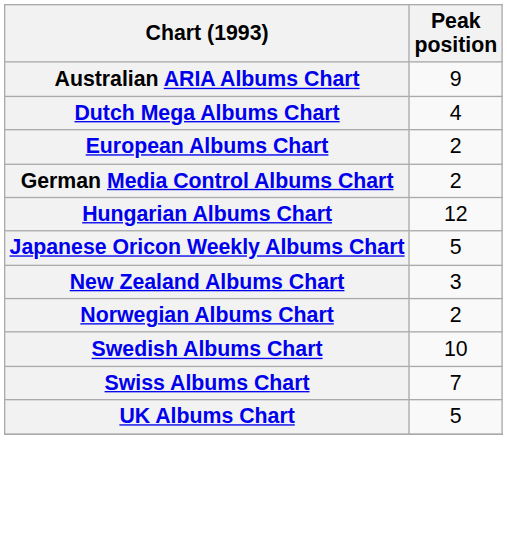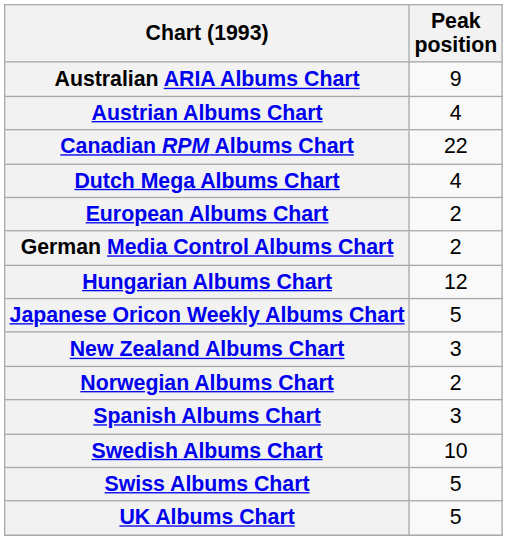+ row: (207, 112)
+ row: (207, 146)
+ row: (207, 416)
(456, 382) 7 -> (456, 484) 5
